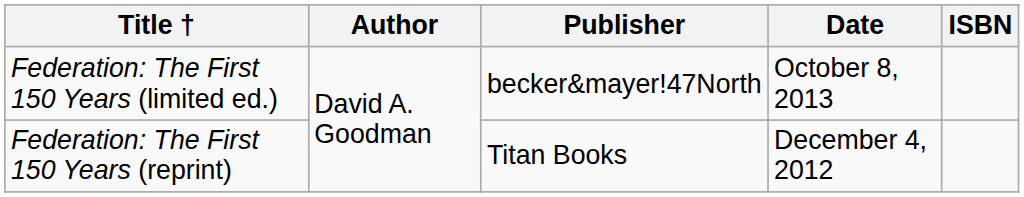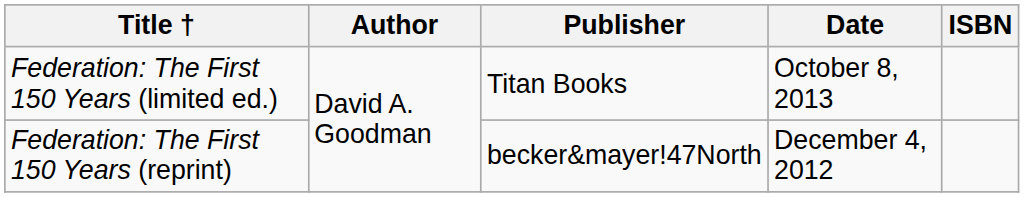(624, 83) becker&mayer!47North -> (557, 83) Titan Books
(557, 155) Titan Books -> (624, 155) becker&mayer!47North
